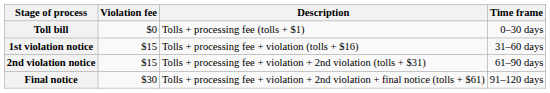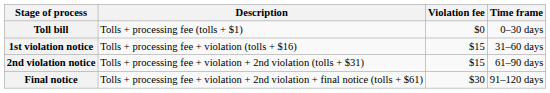columns swapped: (129, 12) <-> (323, 12)
